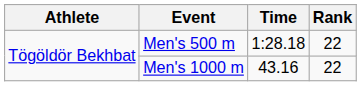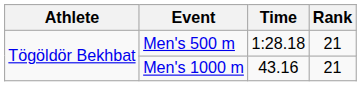(332, 43) 22 -> (332, 43) 21
(332, 69) 22 -> (332, 69) 21
